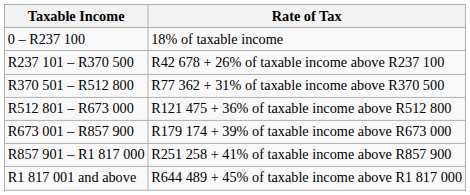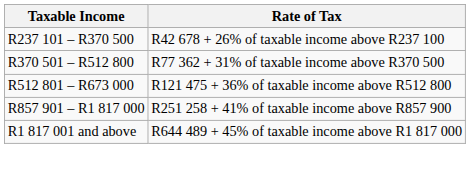- row: (46, 38)
- row: (71, 131)
